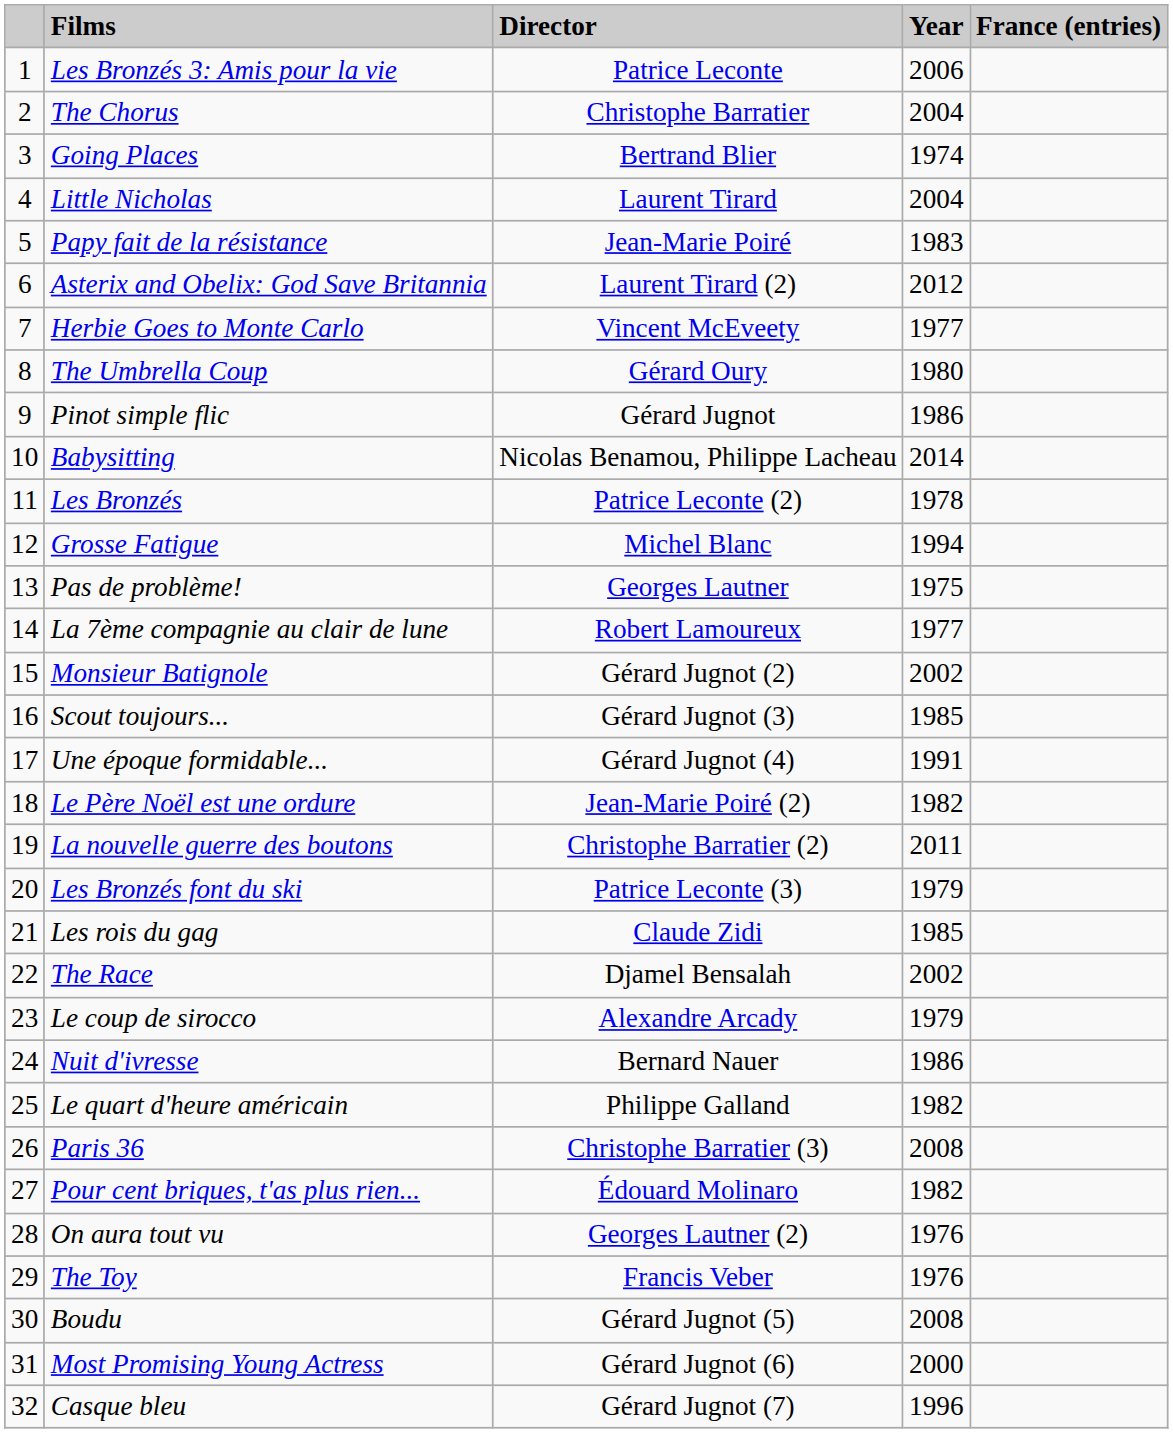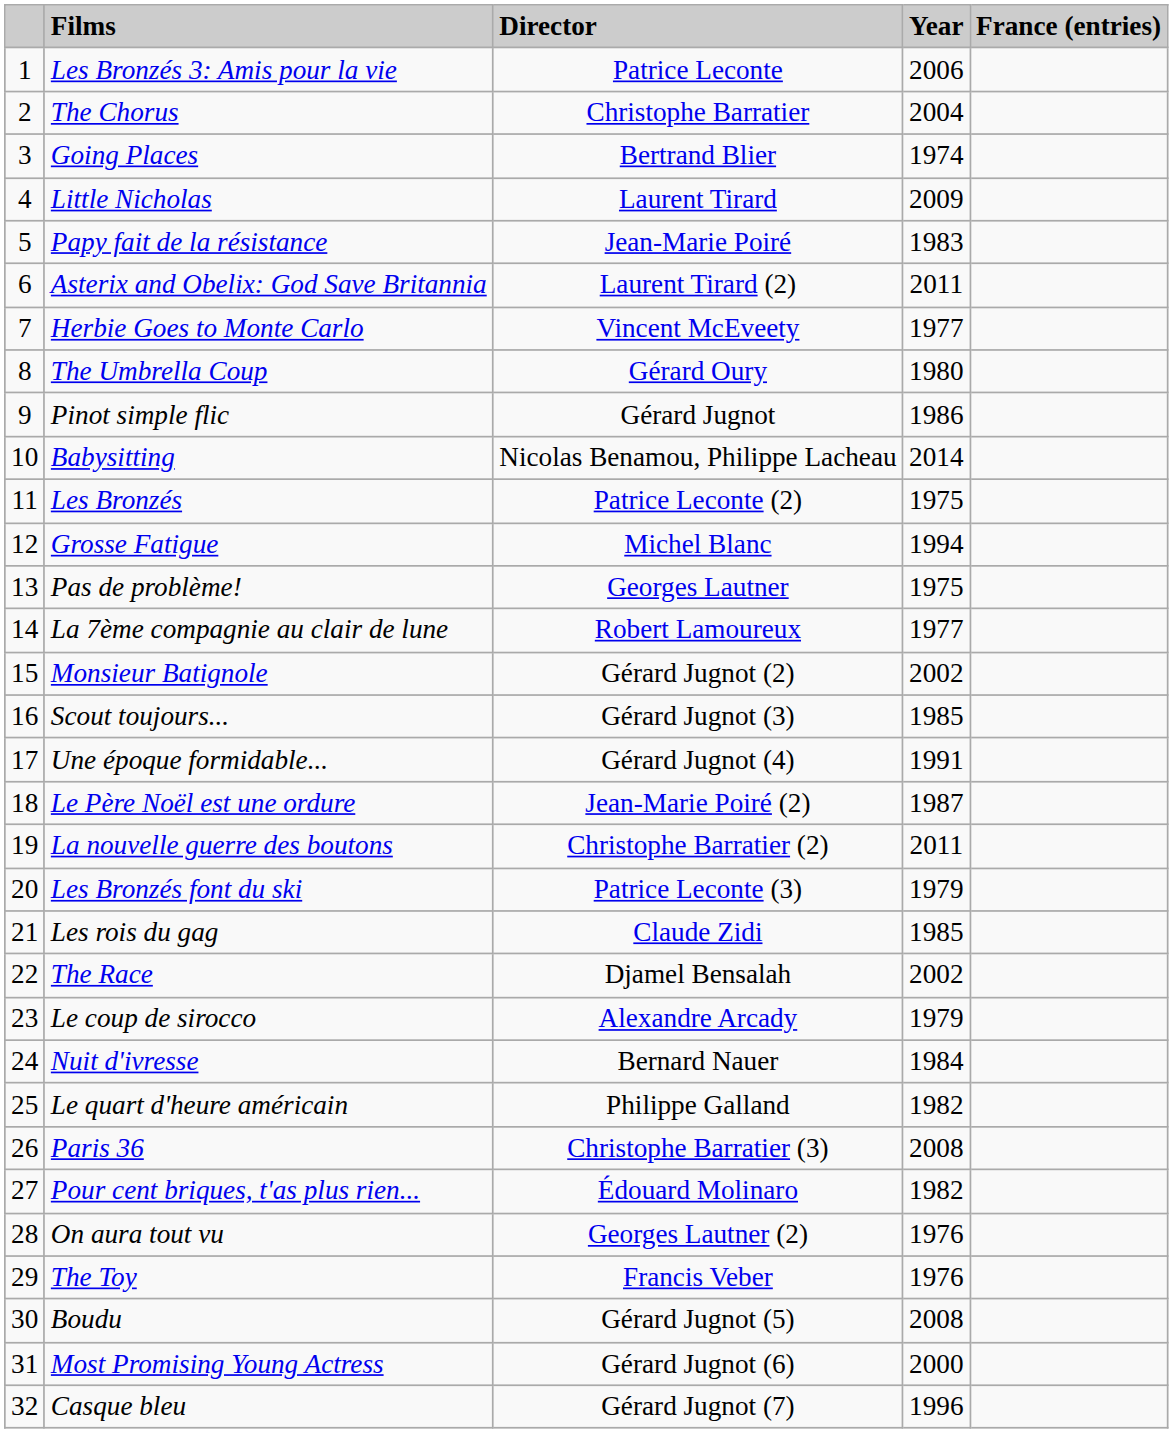(936, 198) 2004 -> (936, 198) 2009
(936, 284) 2012 -> (936, 284) 2011
(936, 500) 1978 -> (936, 500) 1975
(936, 802) 1982 -> (936, 802) 1987
(936, 1061) 1986 -> (936, 1061) 1984
